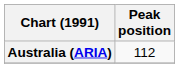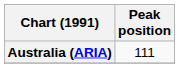(145, 52) 112 -> (145, 52) 111
